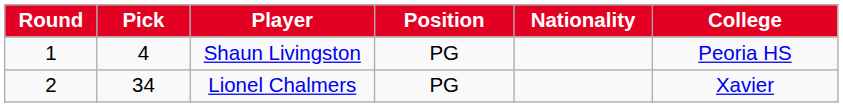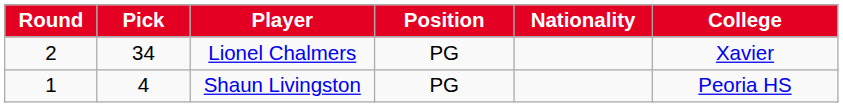rows swapped: (282, 53) <-> (282, 85)
